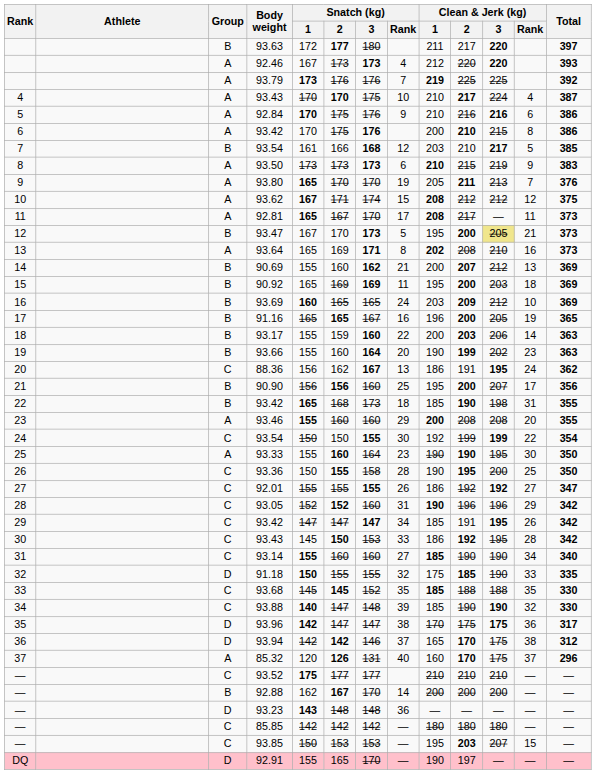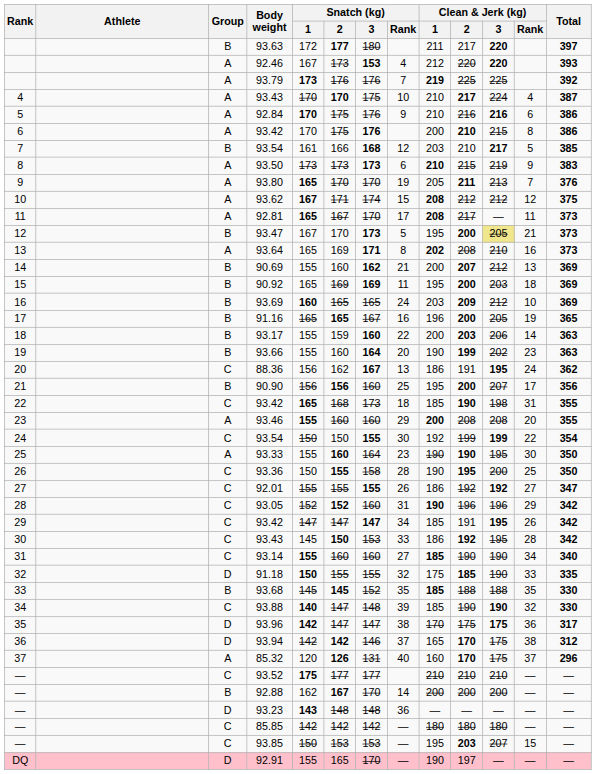(371, 64) 173 -> (371, 64) 153
(228, 404) B -> (228, 404) C
(228, 591) C -> (228, 591) B
